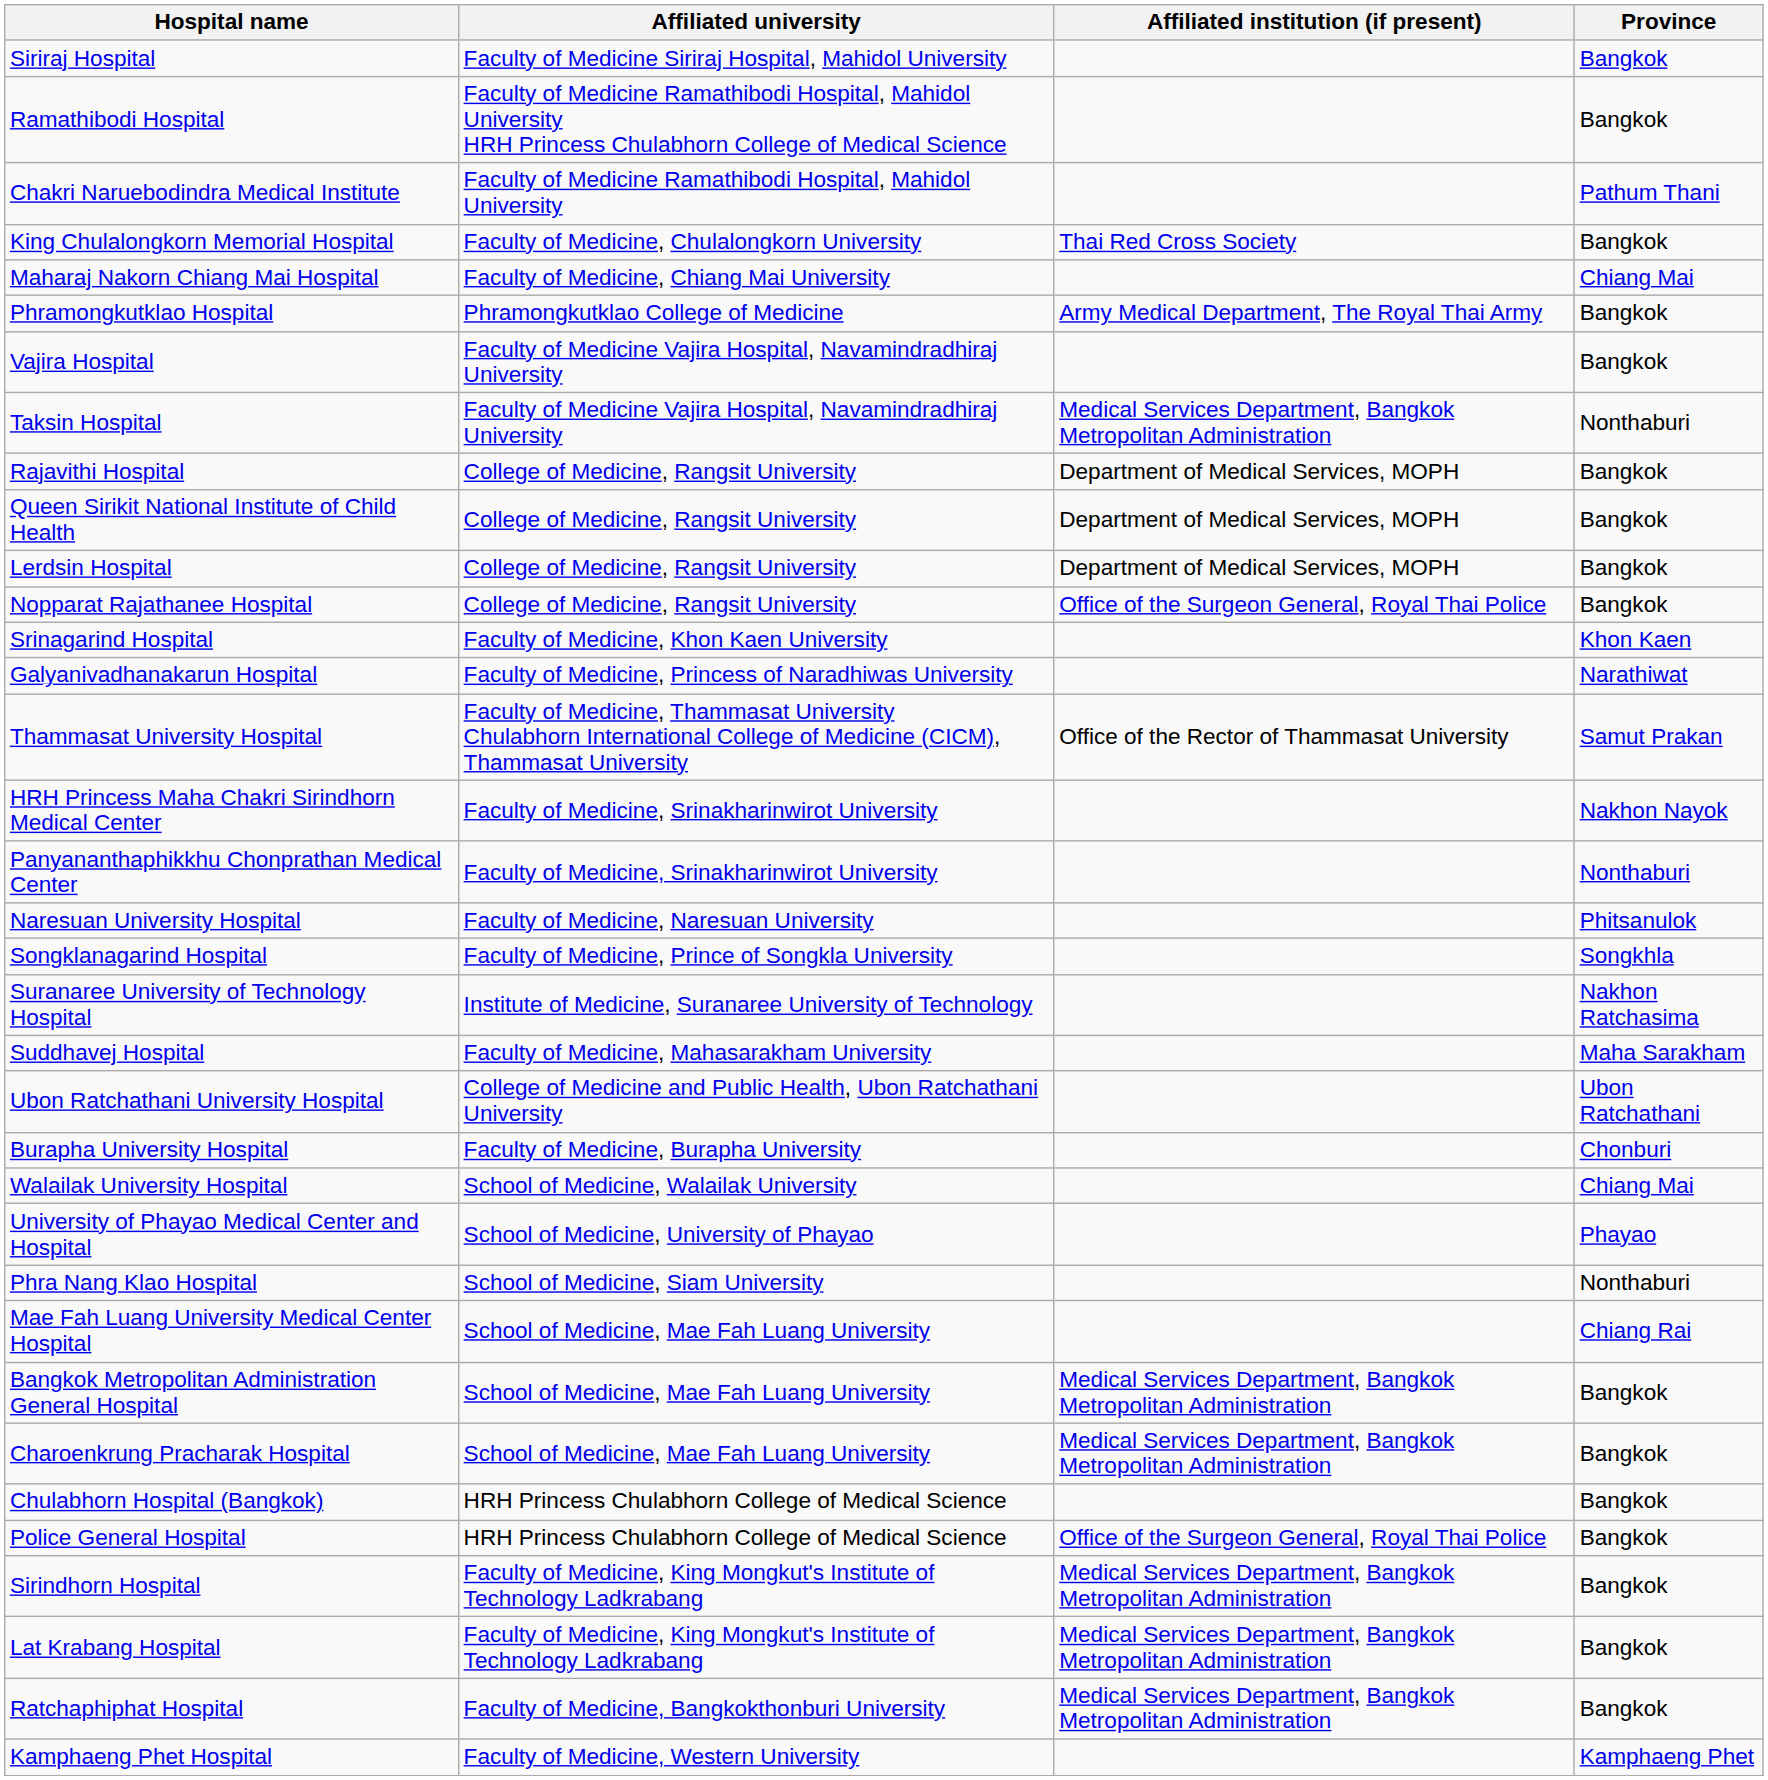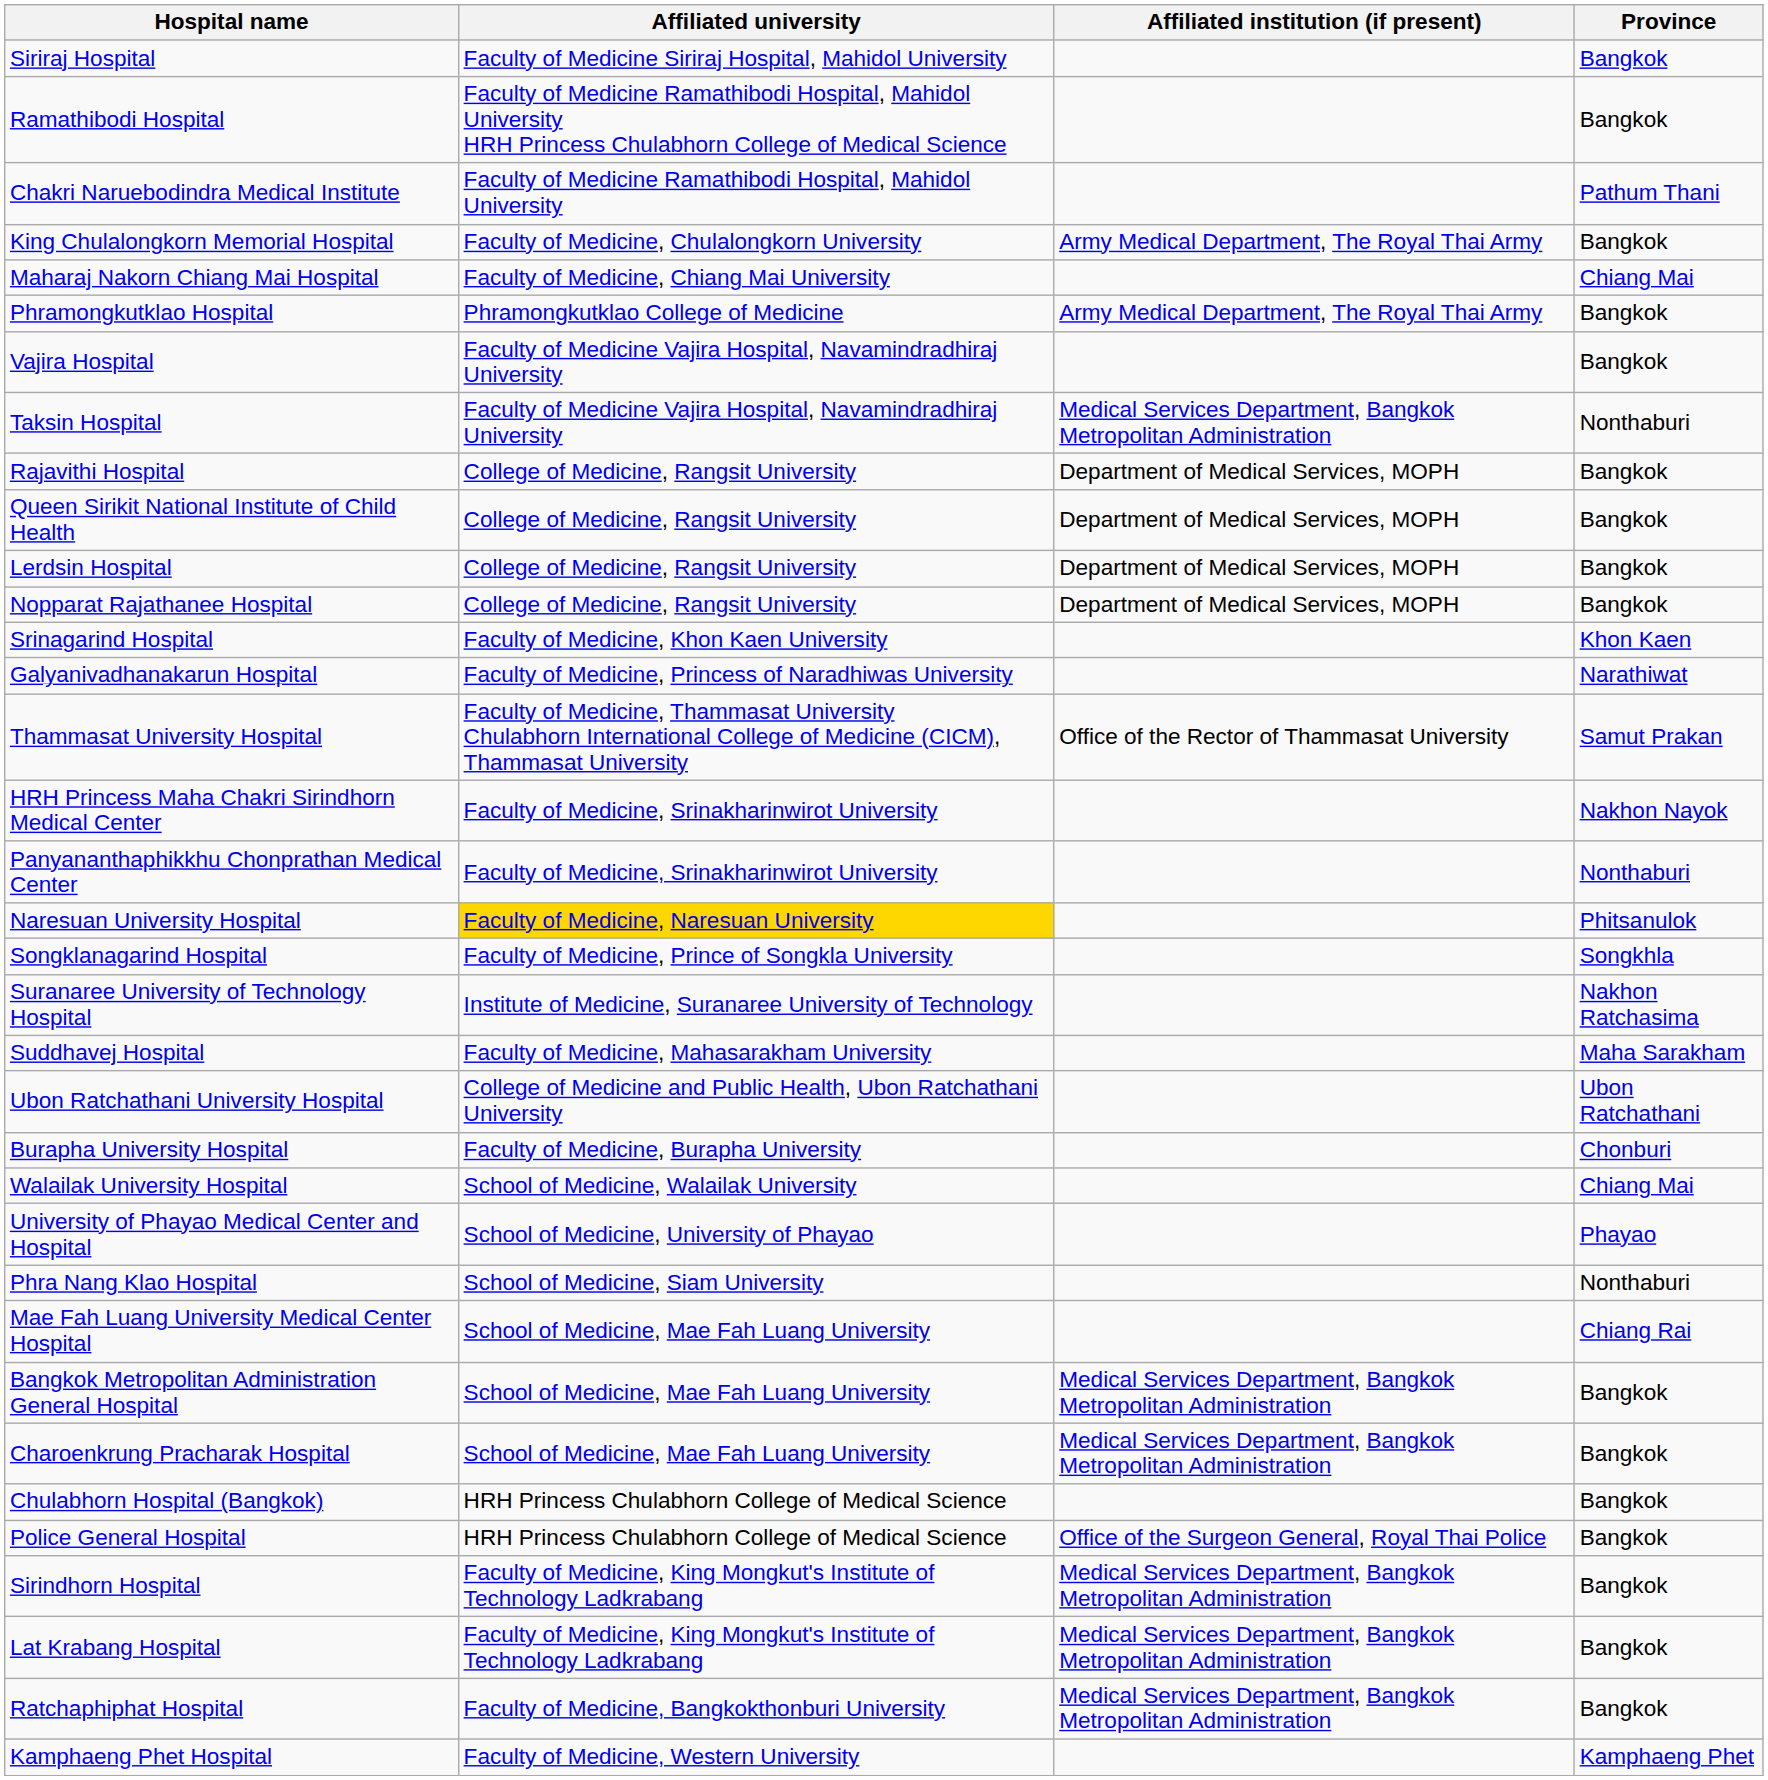(1178, 241) Thai Red Cross Society -> (1301, 241) Army Medical Department, The Royal Thai Army
(1303, 604) Office of the Surgeon General, Royal Thai Police -> (1259, 604) Department of Medical Services, MOPH
(669, 920) no background -> (669, 920) gold background
